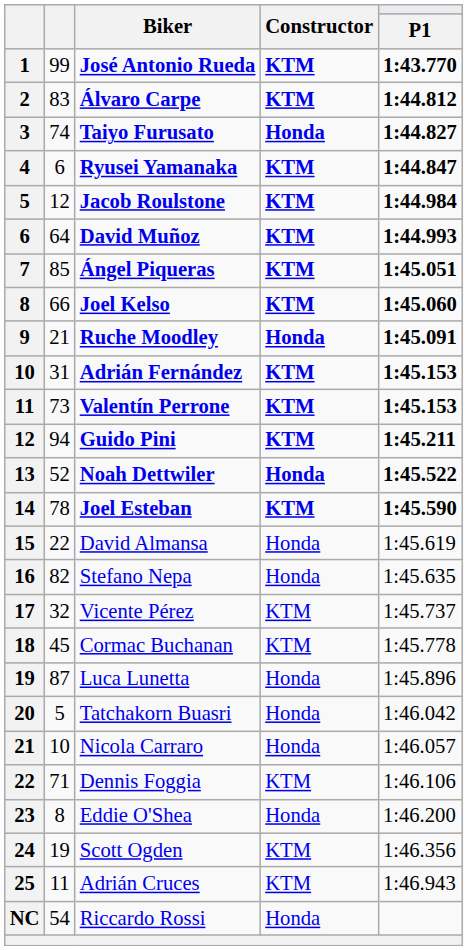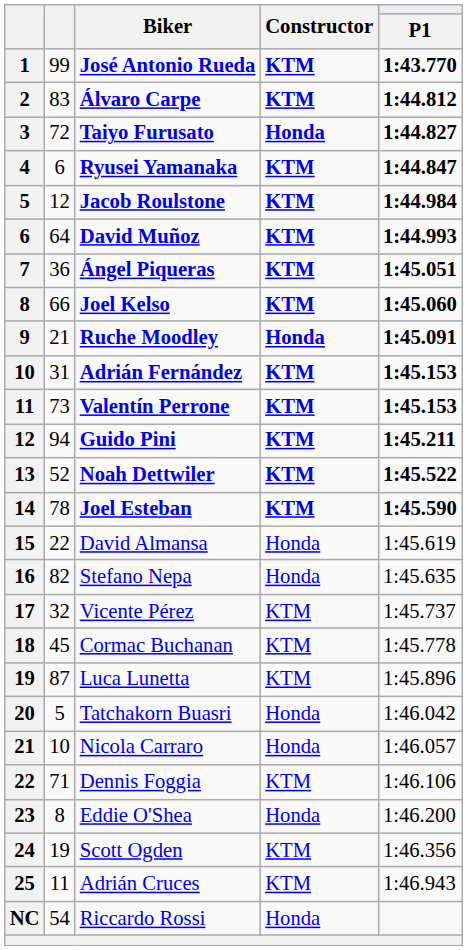(60, 133) 74 -> (60, 133) 72
(60, 269) 85 -> (60, 269) 36
(295, 474) Honda -> (290, 474) KTM
(293, 678) Honda -> (288, 678) KTM
